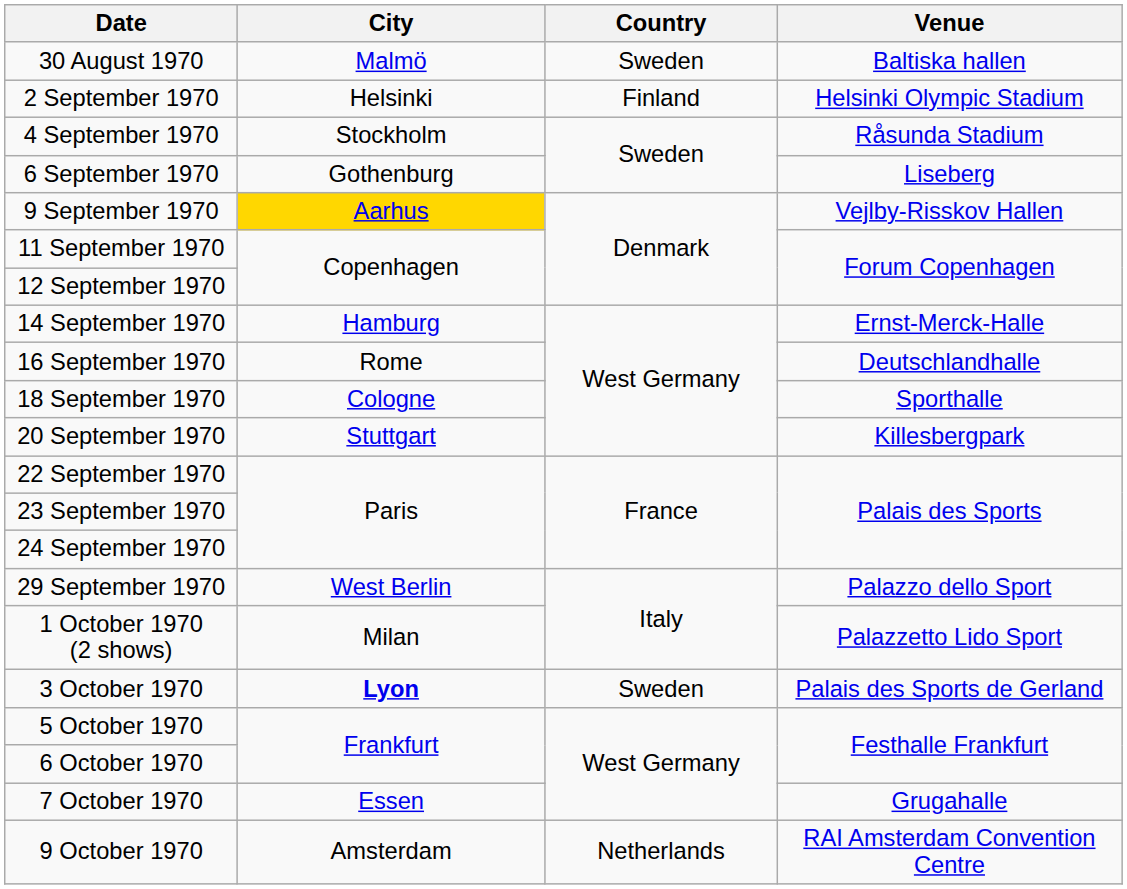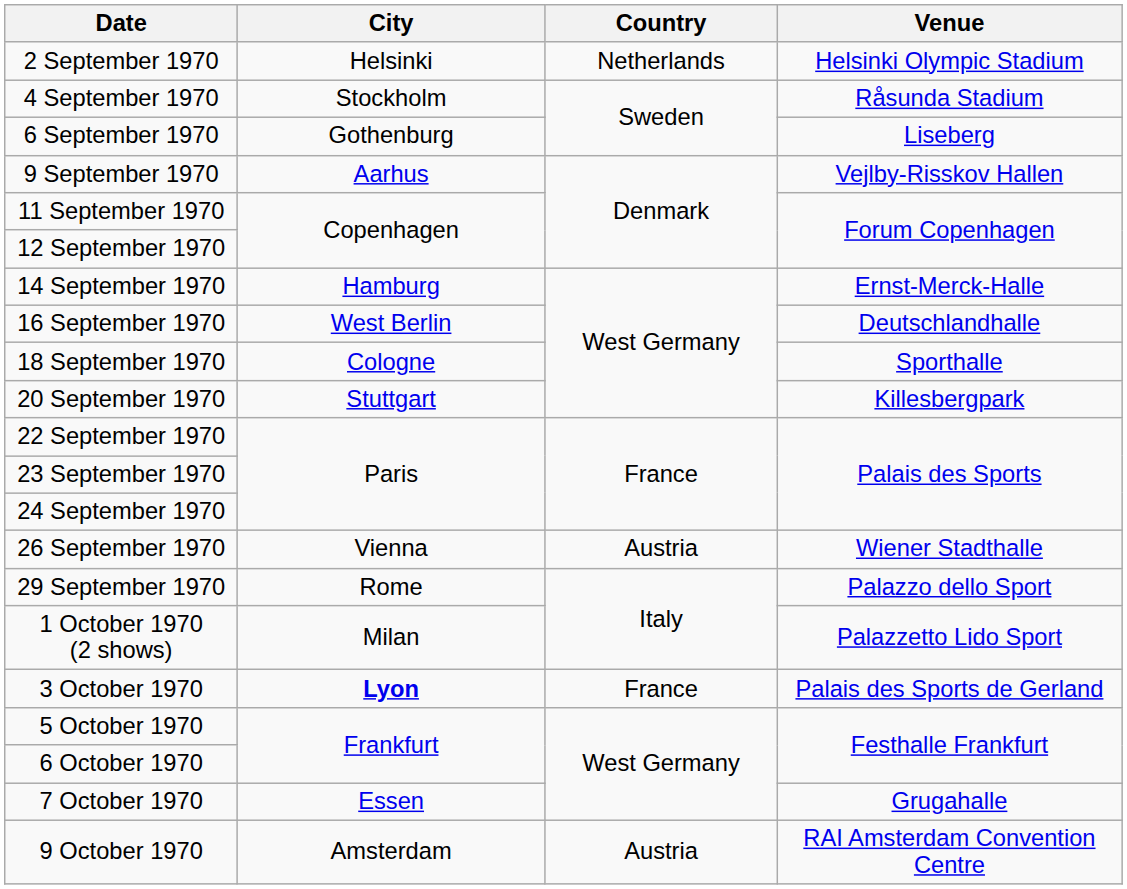- row: (121, 60)
(661, 98) Finland -> (661, 60) Netherlands
(391, 211) gold background -> (391, 173) no background
(391, 361) Rome -> (391, 323) West Berlin
+ row: (121, 549)
(391, 586) West Berlin -> (391, 586) Rome
(661, 688) Sweden -> (661, 688) France
(661, 851) Netherlands -> (661, 851) Austria
